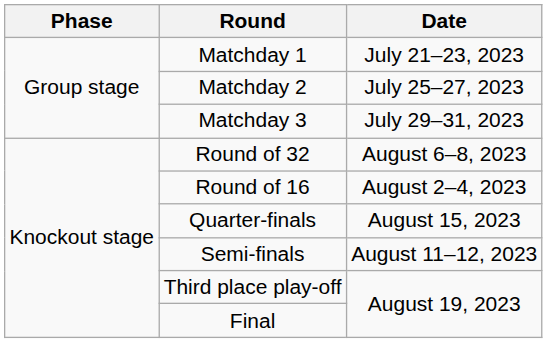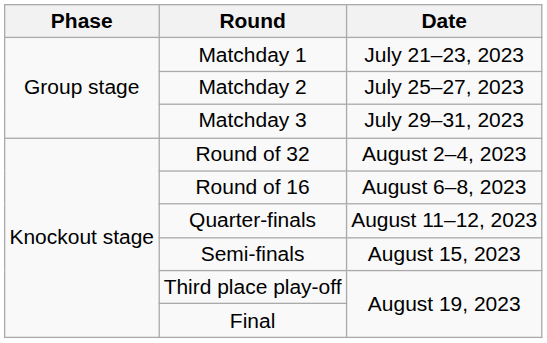(444, 154) August 6–8, 2023 -> (444, 154) August 2–4, 2023
(444, 187) August 2–4, 2023 -> (444, 187) August 6–8, 2023
(444, 220) August 15, 2023 -> (444, 220) August 11–12, 2023
(444, 253) August 11–12, 2023 -> (444, 253) August 15, 2023
